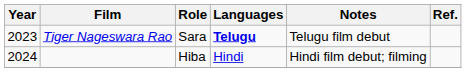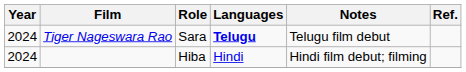(22, 36) 2023 -> (22, 36) 2024
